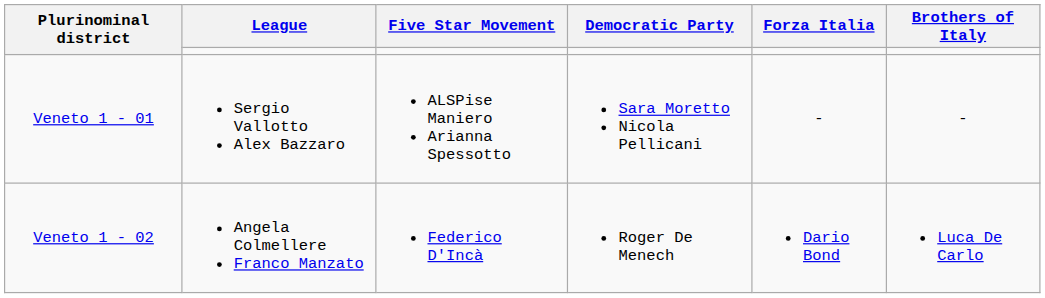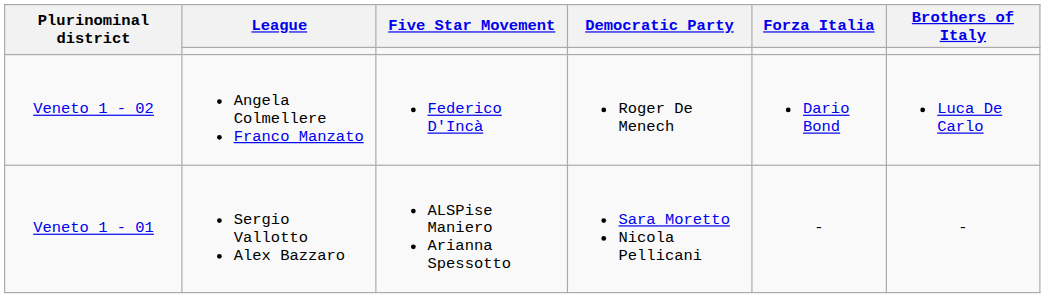rows swapped: (94, 119) <-> (94, 237)
